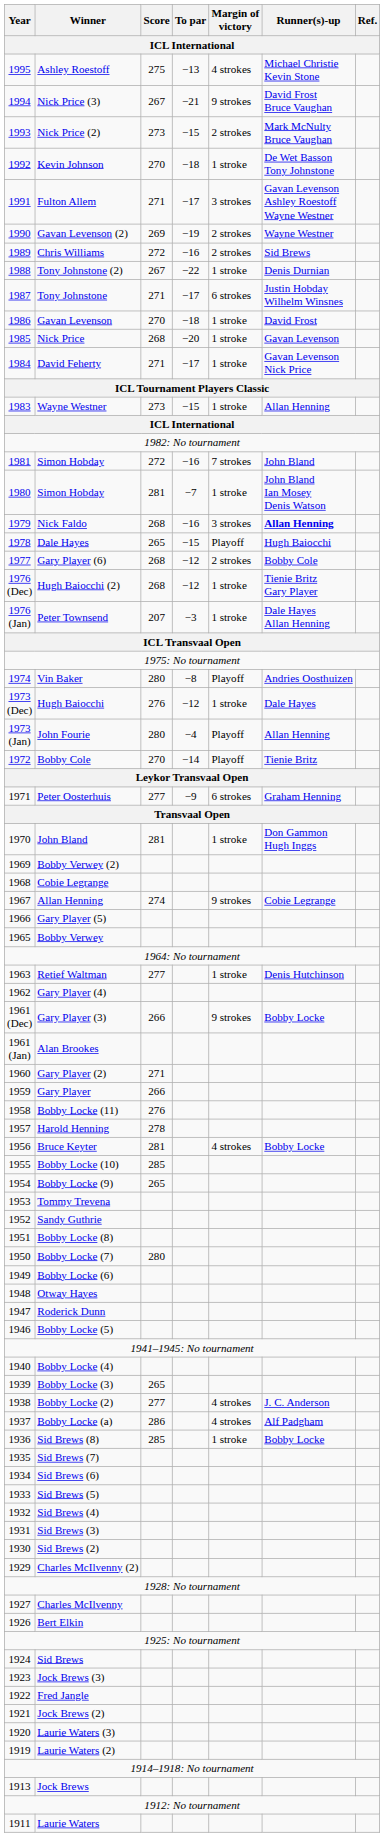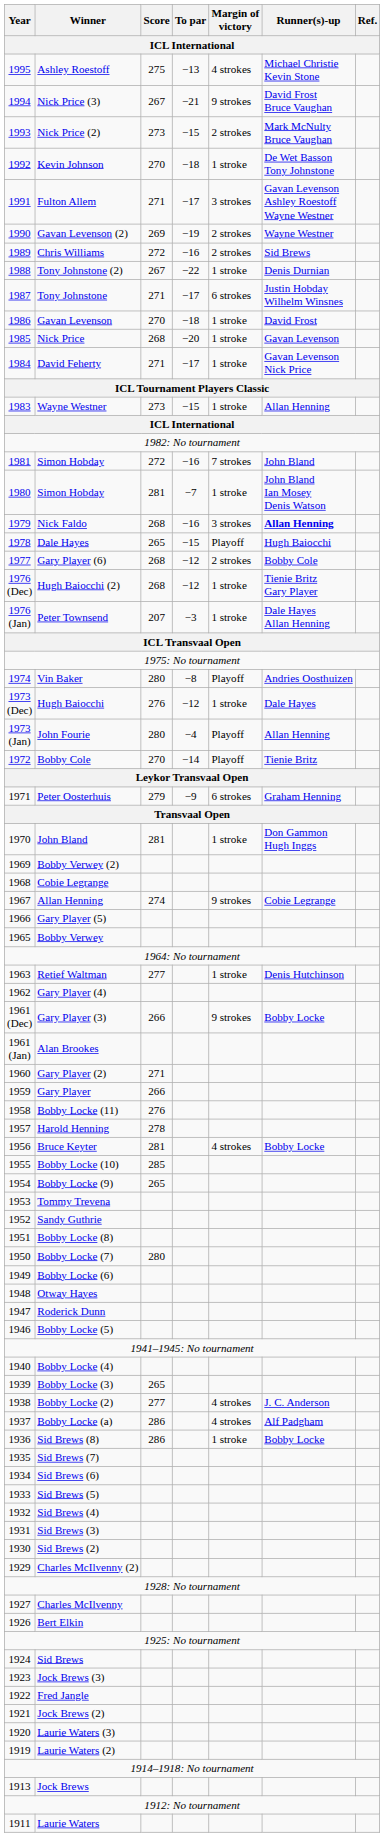(157, 796) 277 -> (157, 796) 279
(157, 1439) 285 -> (157, 1439) 286
